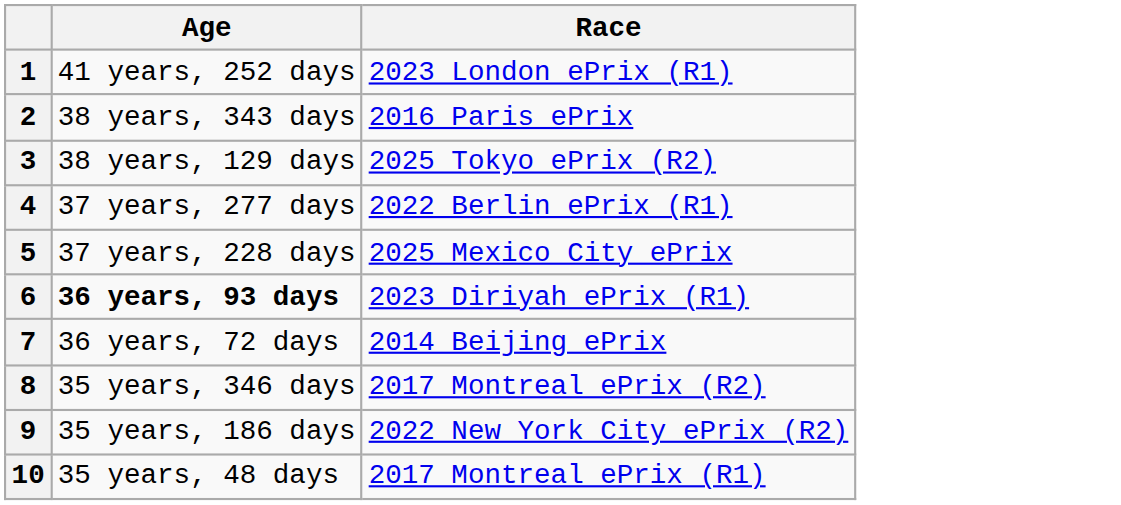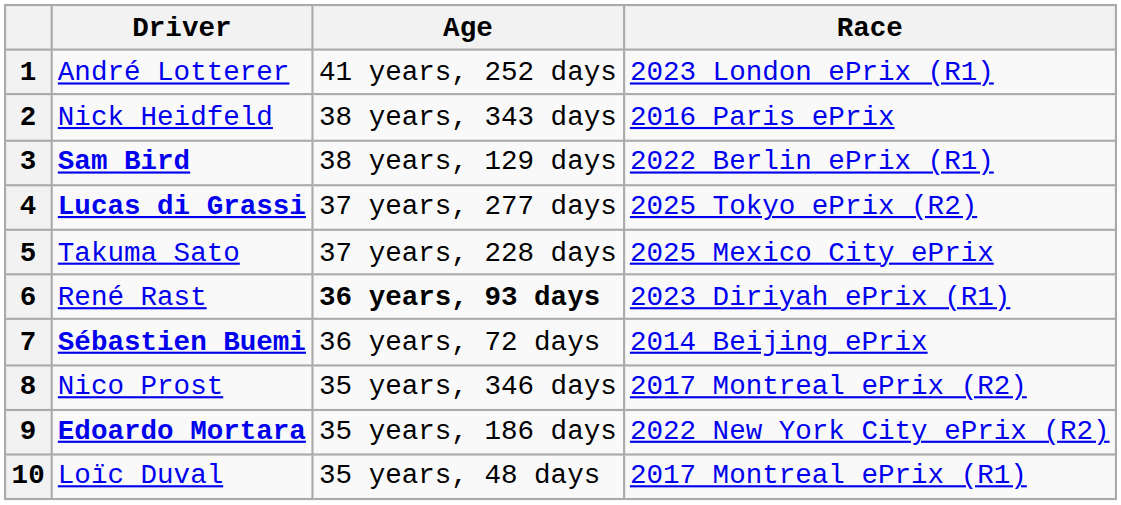+ column: (182, 28)
(542, 162) 2025 Tokyo ePrix (R2) -> (812, 162) 2022 Berlin ePrix (R1)
(551, 207) 2022 Berlin ePrix (R1) -> (804, 207) 2025 Tokyo ePrix (R2)
